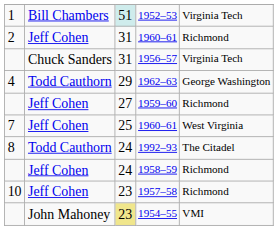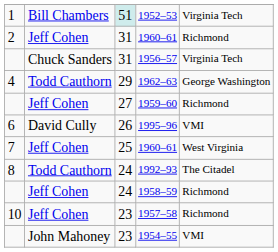+ row: (11, 125)
(125, 214) khaki background -> (125, 236) no background
